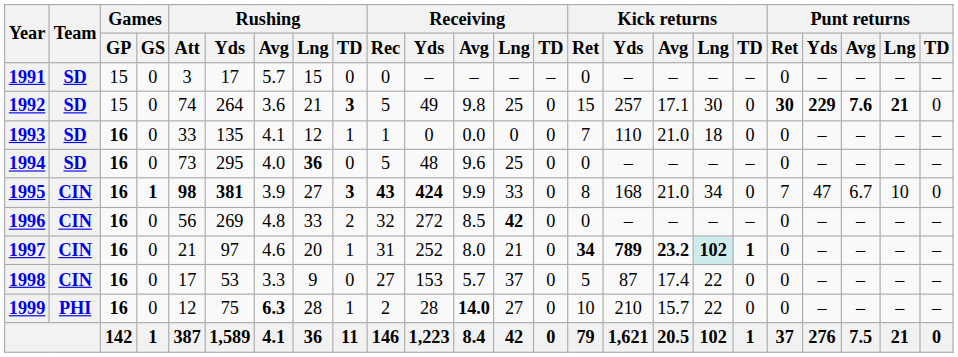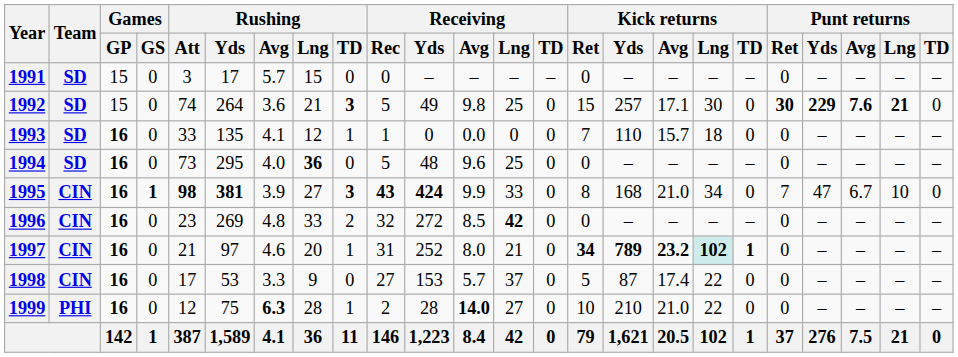(673, 134) 21.0 -> (673, 134) 15.7
(187, 221) 56 -> (187, 221) 23
(673, 308) 15.7 -> (673, 308) 21.0
